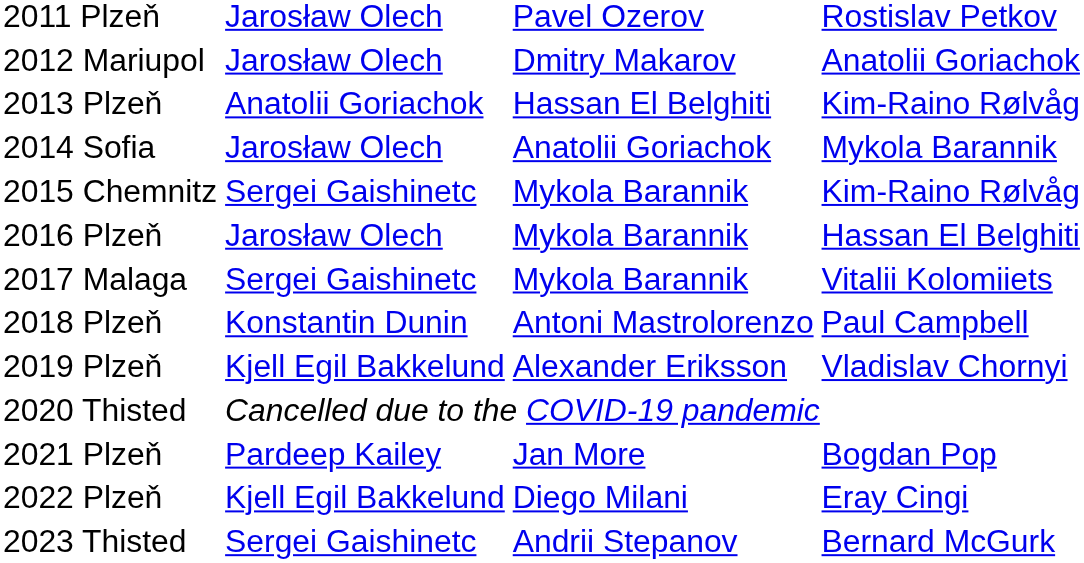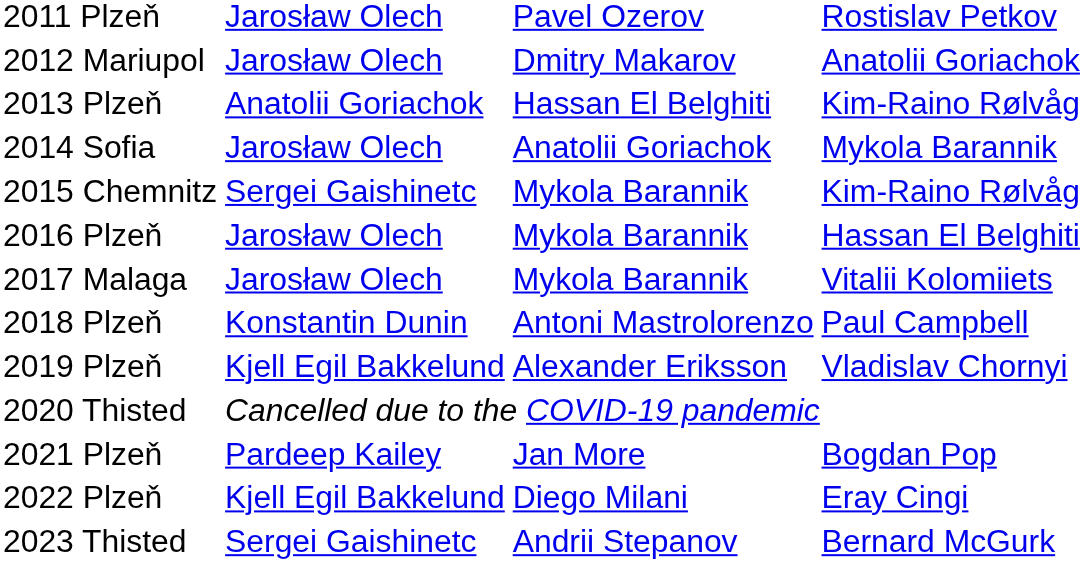(351, 279) Sergei Gaishinetc -> (334, 279) Jarosław Olech
